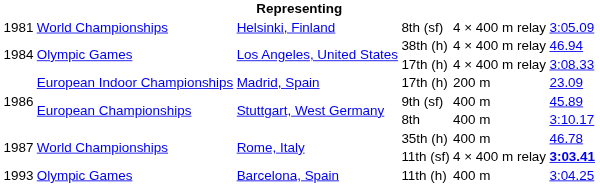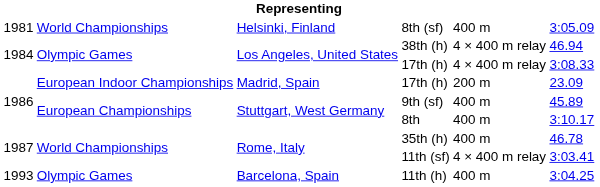(500, 27) 4 × 400 m relay -> (472, 27) 400 m
(572, 156) bold -> (572, 156) normal
